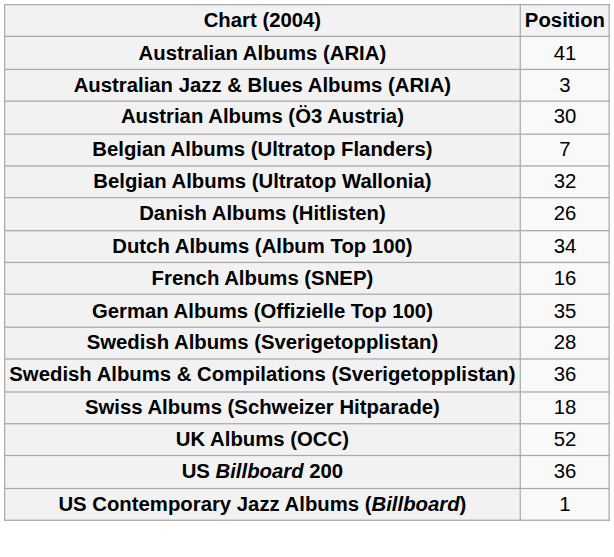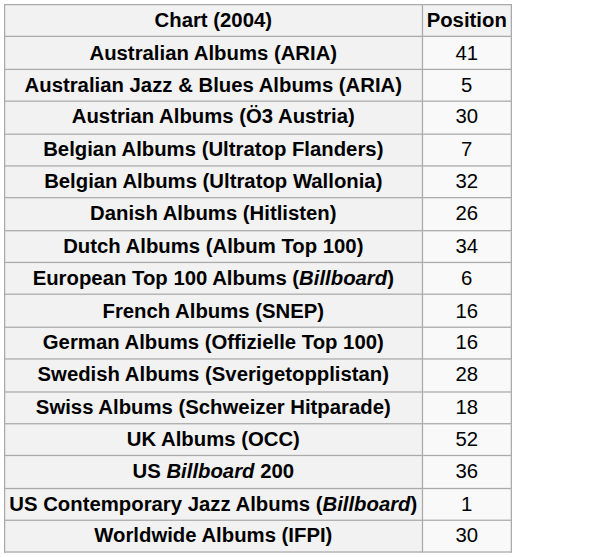(565, 85) 3 -> (467, 85) 5
+ row: (213, 278)
(565, 310) 35 -> (467, 342) 16
- row: (262, 375)
+ row: (213, 536)
